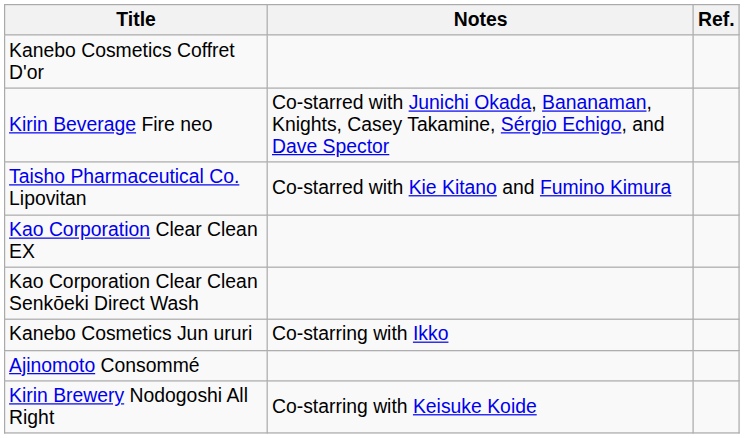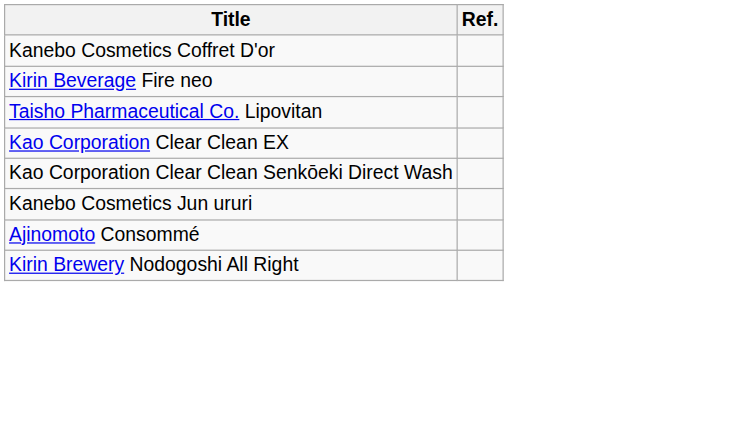- column: (481, 19)
